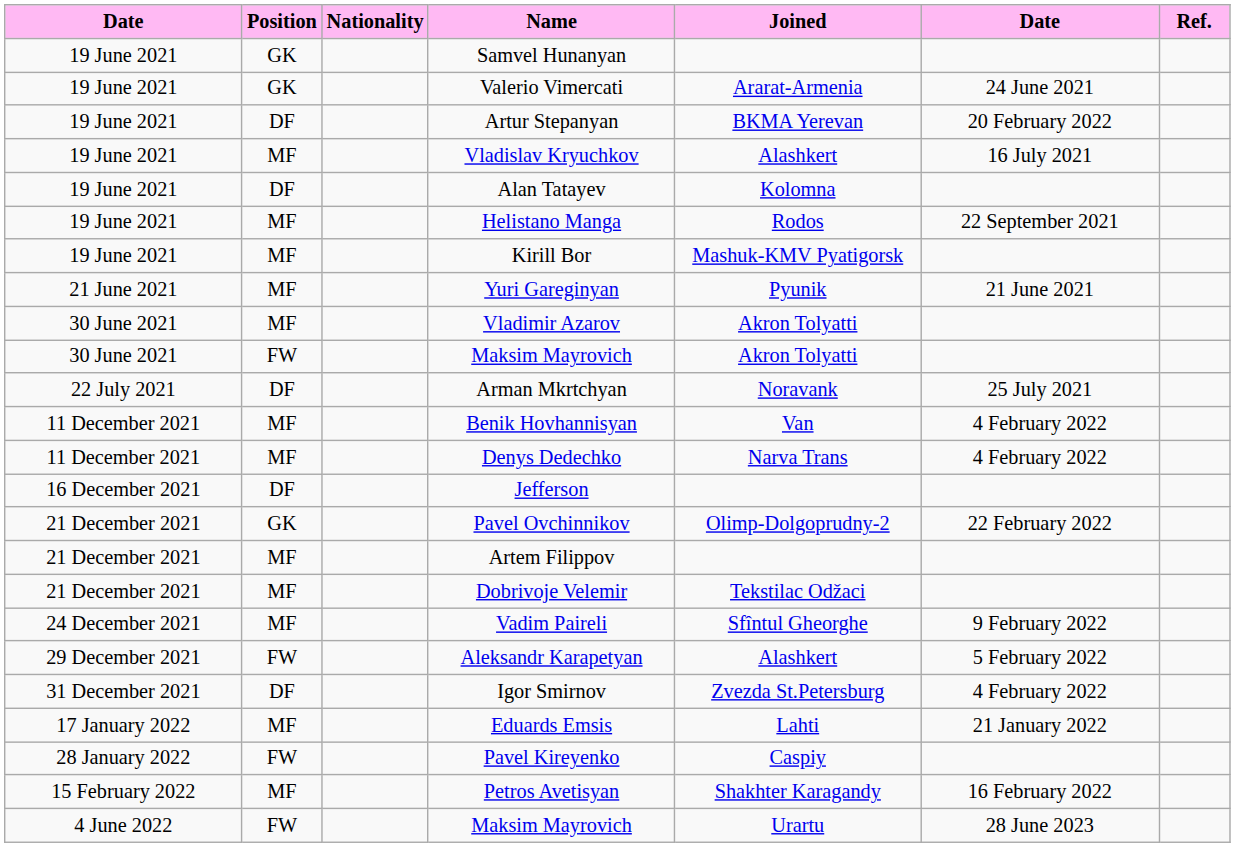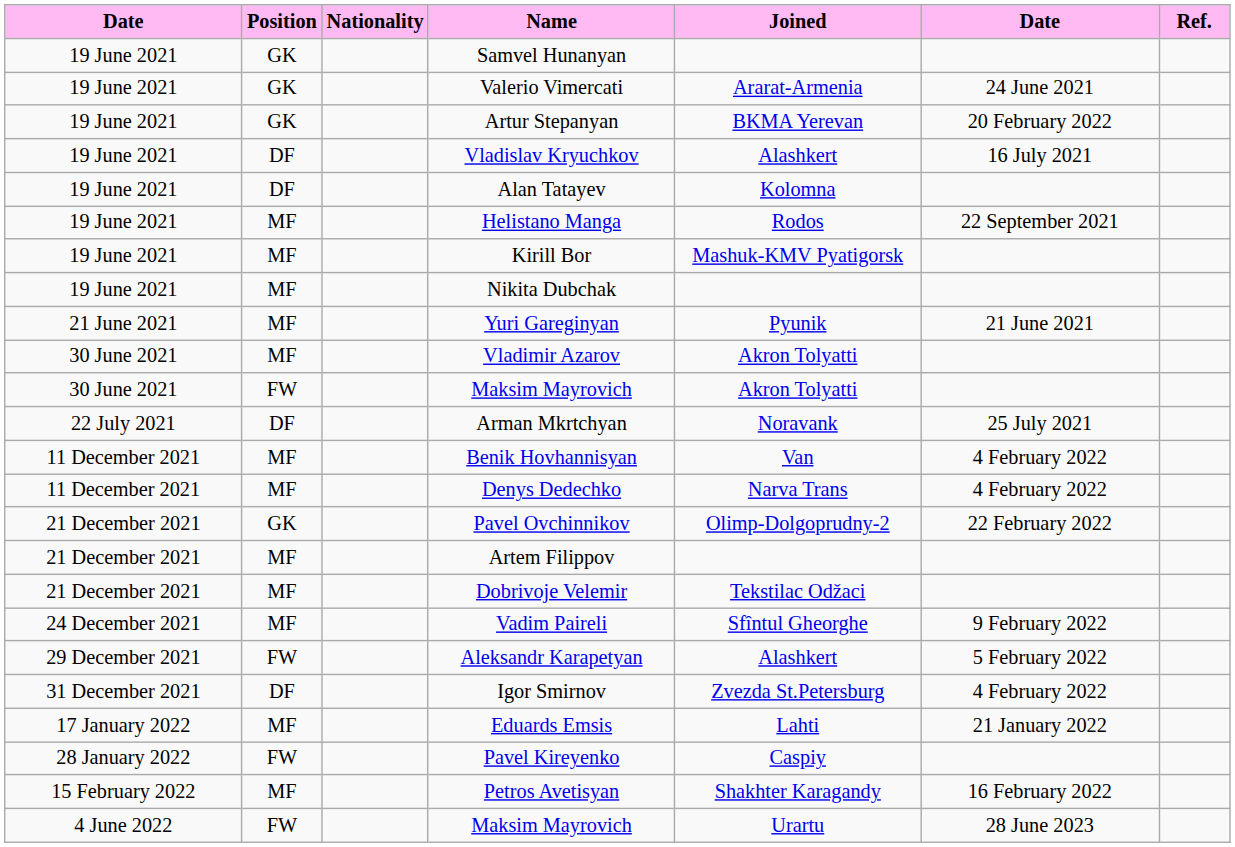(282, 122) DF -> (282, 122) GK
(282, 155) MF -> (282, 155) DF
+ row: (123, 289)
- row: (123, 490)
